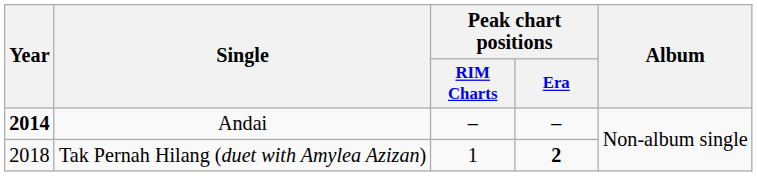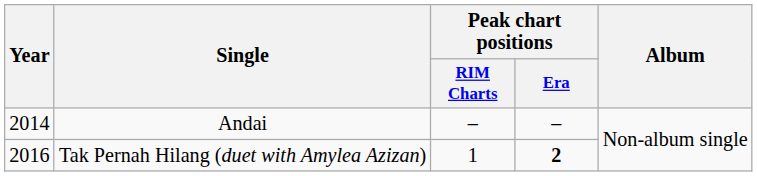(29, 123) bold -> (29, 123) normal
(29, 155) 2018 -> (29, 155) 2016
